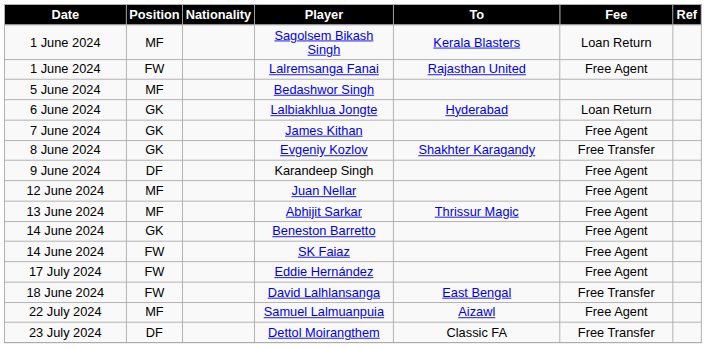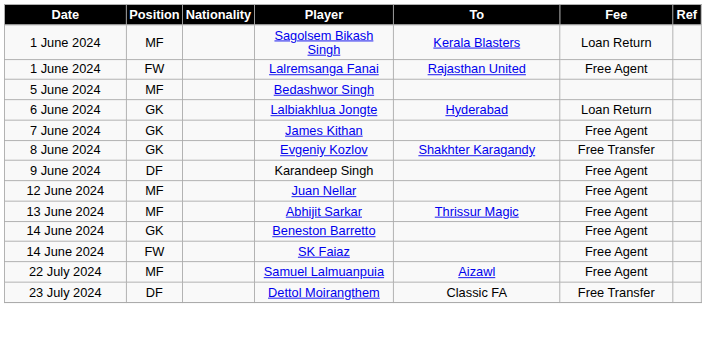- row: (324, 272)
- row: (324, 292)
